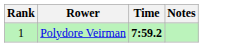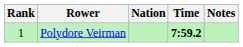+ column: (148, 13)
